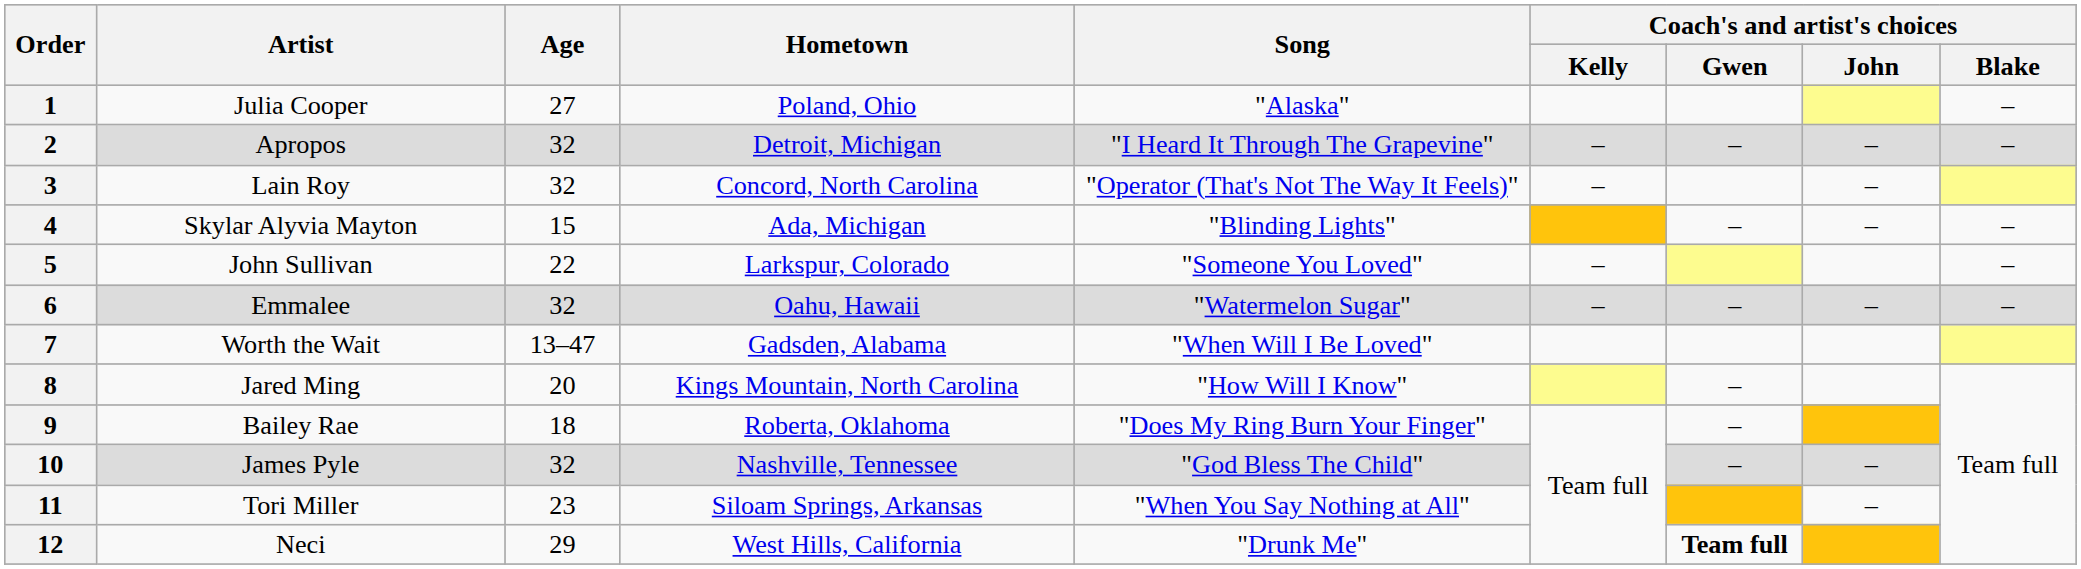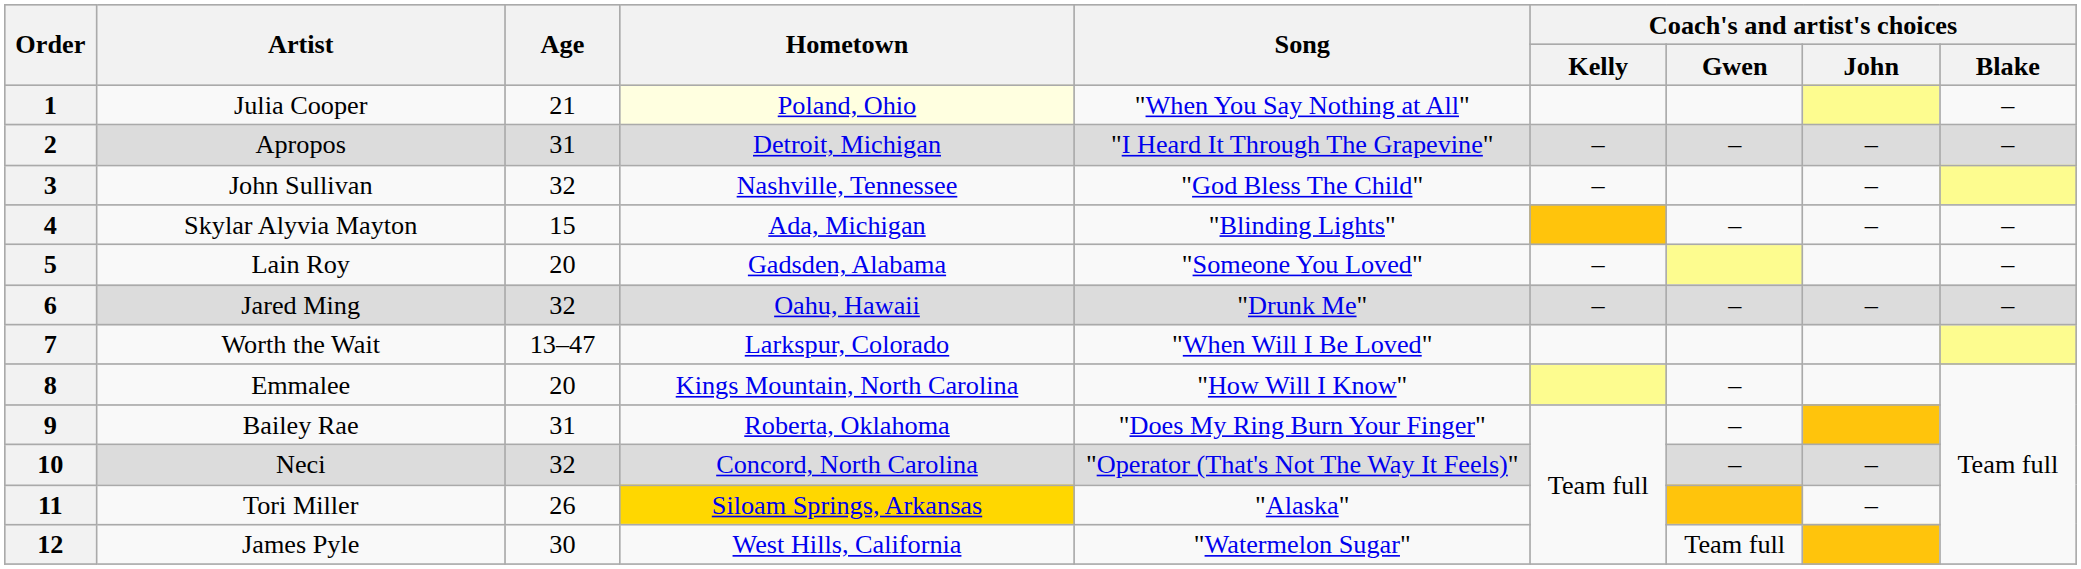(562, 105) 27 -> (562, 105) 21
(847, 105) no background -> (847, 105) lightyellow background
(1302, 105) "Alaska" -> (1302, 105) "When You Say Nothing at All"
(562, 145) 32 -> (562, 145) 31
(301, 185) Lain Roy -> (301, 185) John Sullivan
(847, 185) Concord, North Carolina -> (847, 185) Nashville, Tennessee
(1302, 185) "Operator (That's Not The Way It Feels)" -> (1302, 185) "God Bless The Child"
(301, 265) John Sullivan -> (301, 265) Lain Roy
(562, 265) 22 -> (562, 265) 20
(847, 265) Larkspur, Colorado -> (847, 265) Gadsden, Alabama
(301, 305) Emmalee -> (301, 305) Jared Ming
(1302, 305) "Watermelon Sugar" -> (1302, 305) "Drunk Me"
(847, 345) Gadsden, Alabama -> (847, 345) Larkspur, Colorado
(301, 385) Jared Ming -> (301, 385) Emmalee
(562, 425) 18 -> (562, 425) 31
(301, 465) James Pyle -> (301, 465) Neci
(847, 465) Nashville, Tennessee -> (847, 465) Concord, North Carolina
(1302, 465) "God Bless The Child" -> (1302, 465) "Operator (That's Not The Way It Feels)"
(562, 505) 23 -> (562, 505) 26
(847, 505) no background -> (847, 505) gold background
(1302, 505) "When You Say Nothing at All" -> (1302, 505) "Alaska"
(301, 544) Neci -> (301, 544) James Pyle
(562, 544) 29 -> (562, 544) 30
(1302, 544) "Drunk Me" -> (1302, 544) "Watermelon Sugar"
(1735, 544) bold -> (1735, 544) normal
